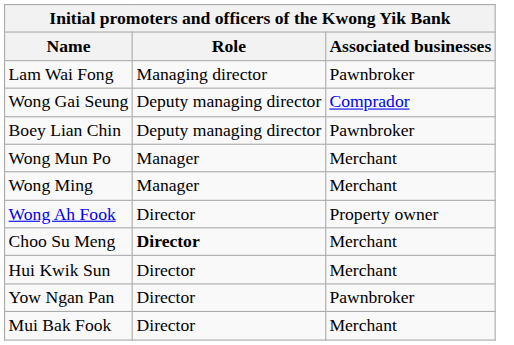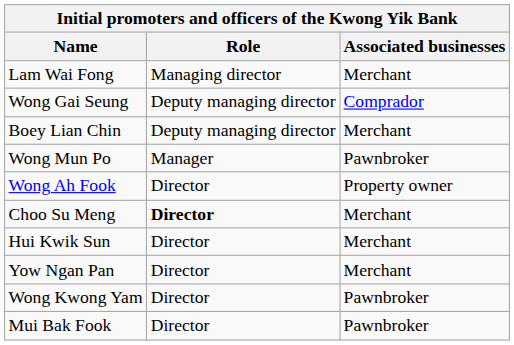(372, 74) Pawnbroker -> (377, 74) Merchant
(372, 130) Pawnbroker -> (377, 130) Merchant
(363, 158) Merchant -> (386, 158) Pawnbroker
- row: (51, 185)
(372, 297) Pawnbroker -> (377, 269) Merchant
+ row: (76, 297)
(363, 325) Merchant -> (386, 325) Pawnbroker
